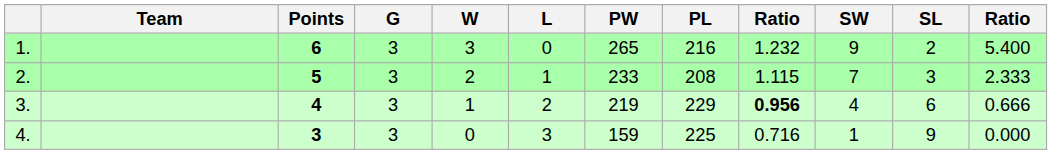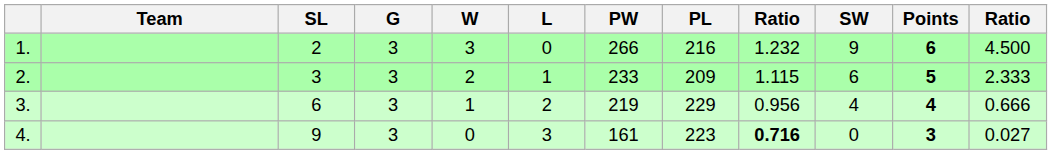columns swapped: (316, 18) <-> (931, 18)
(624, 47) 265 -> (624, 47) 266
(1008, 47) 5.400 -> (1008, 47) 4.500
(700, 76) 208 -> (700, 76) 209
(854, 76) 7 -> (854, 76) 6
(777, 105) bold -> (777, 105) normal
(624, 134) 159 -> (624, 134) 161
(700, 134) 225 -> (700, 134) 223
(777, 134) normal -> (777, 134) bold
(854, 134) 1 -> (854, 134) 0
(1008, 134) 0.000 -> (1008, 134) 0.027
